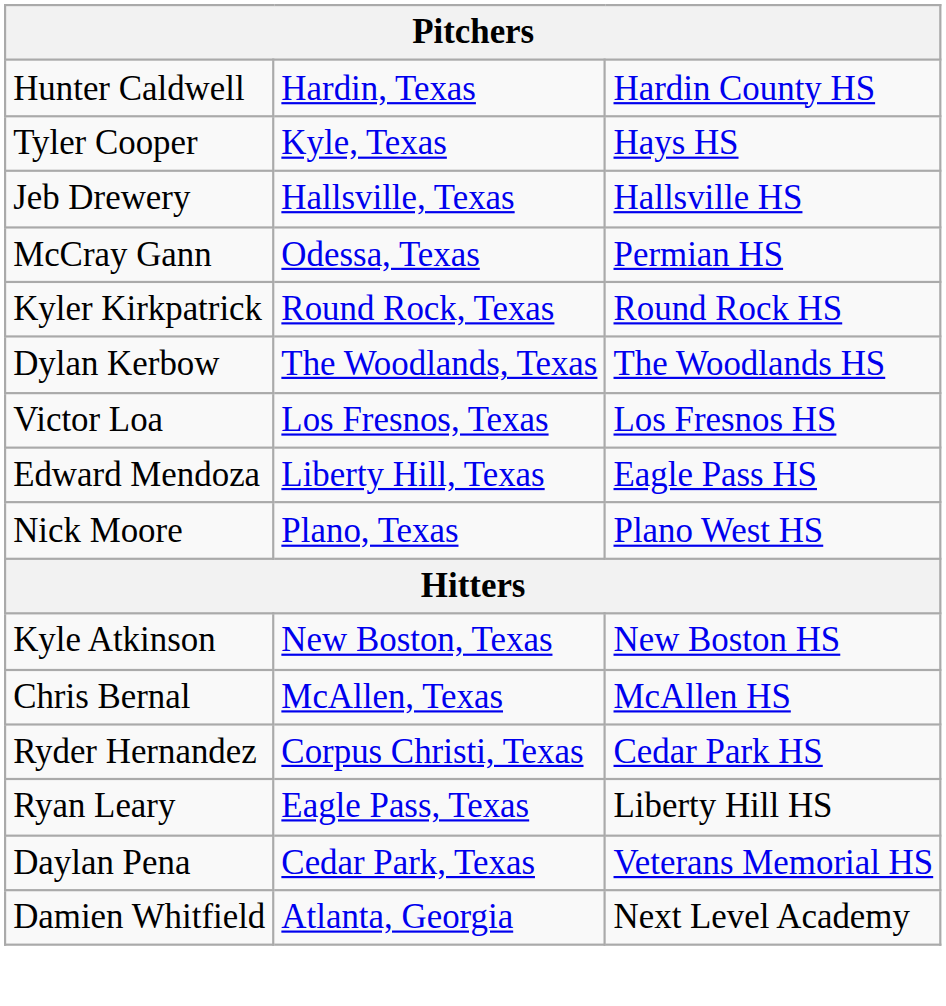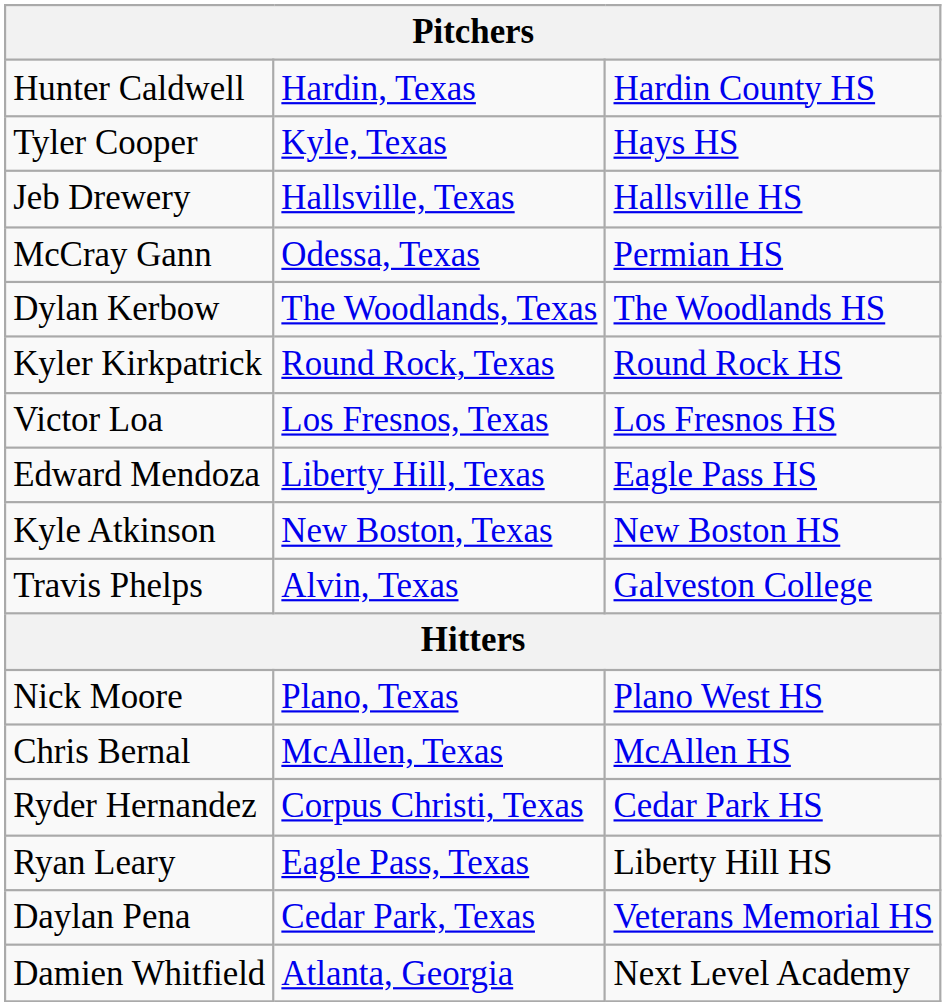rows swapped: (116, 364) <-> (138, 308)
rows swapped: (98, 530) <-> (114, 640)
+ row: (108, 585)
